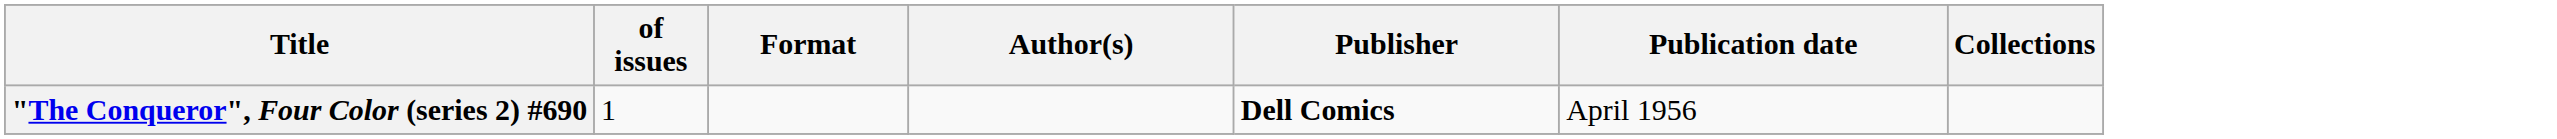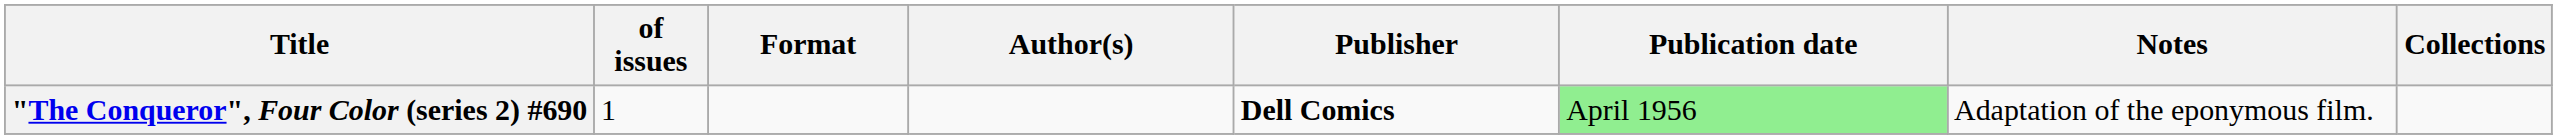+ column: (2172, 45)
(1631, 109) no background -> (1631, 109) lightgreen background
